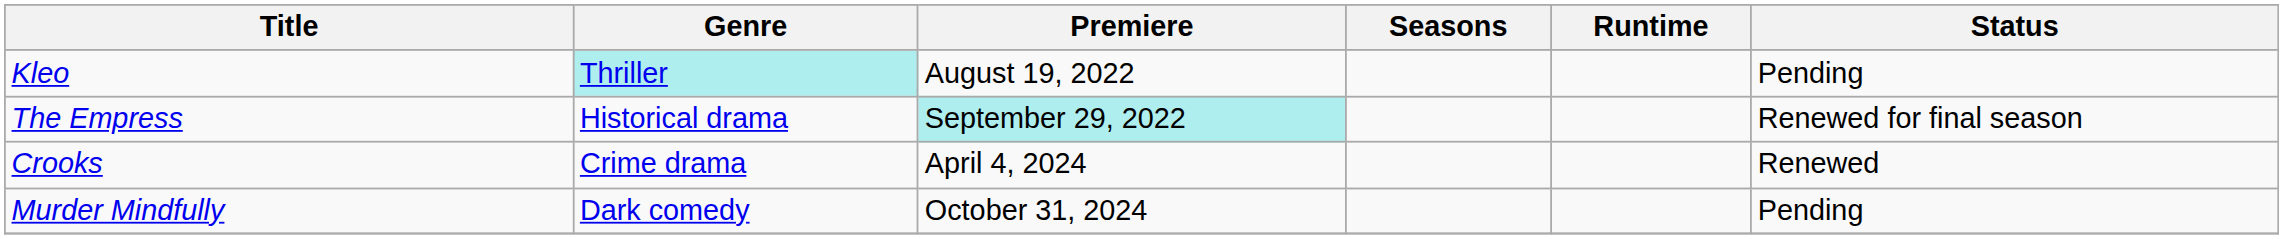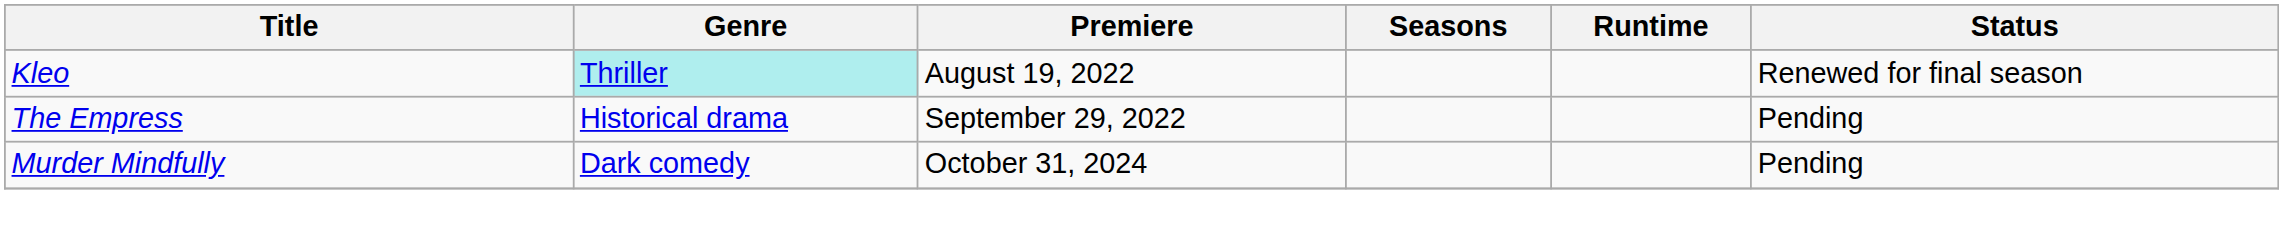(1811, 73) Pending -> (1920, 73) Renewed for final season
(1055, 118) paleturquoise background -> (1055, 118) no background
(1920, 118) Renewed for final season -> (1811, 118) Pending
- row: (57, 164)
